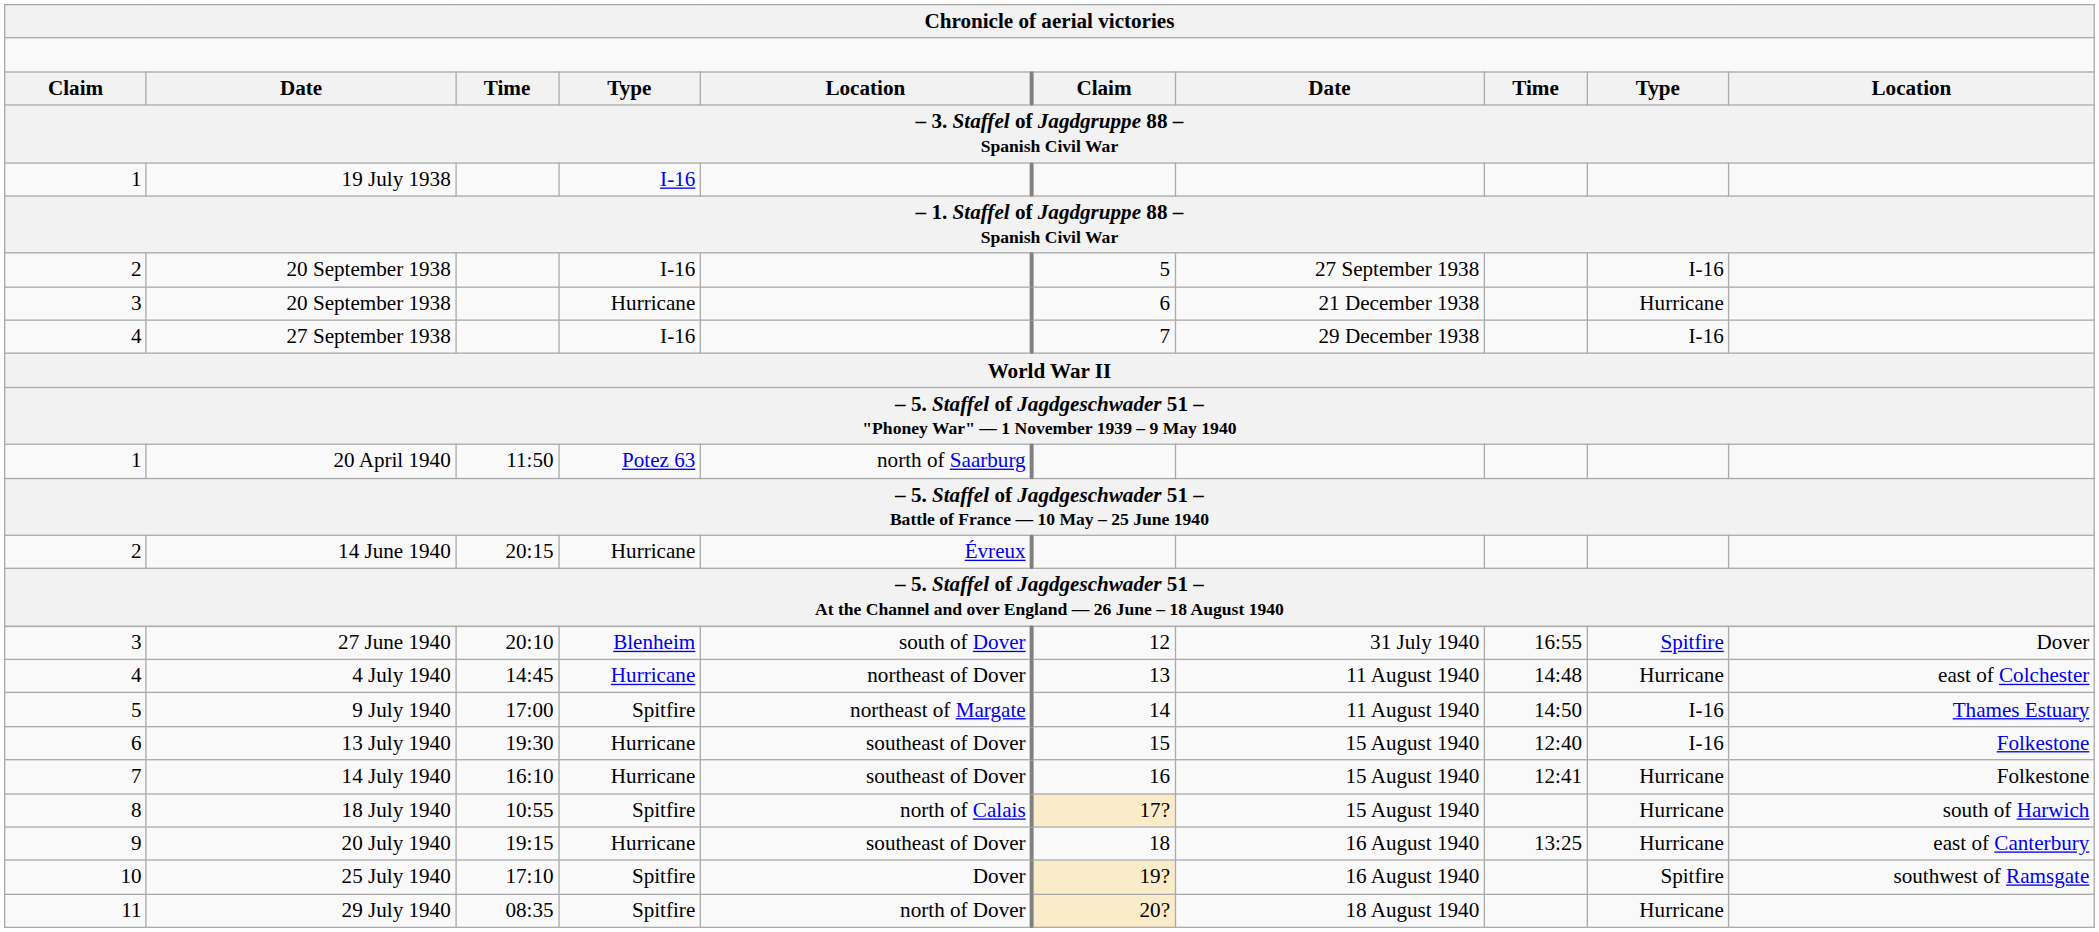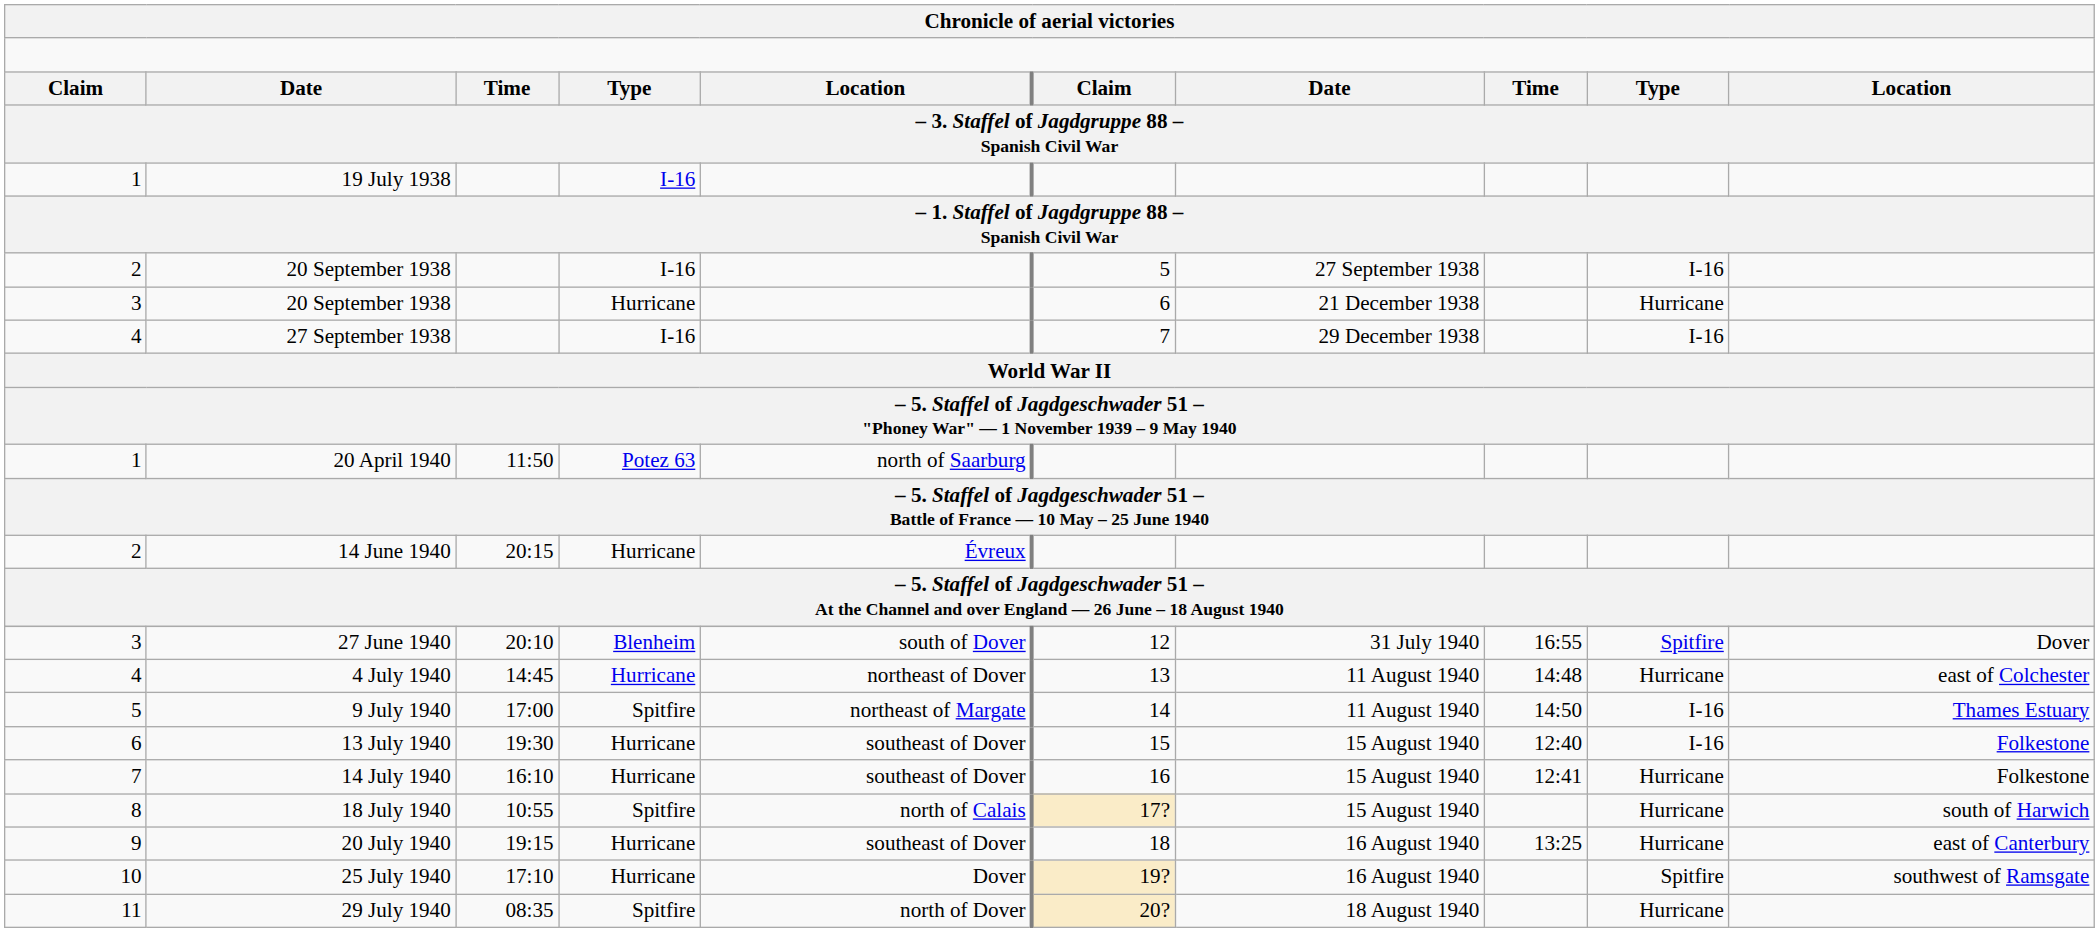(664, 876) Spitfire -> (653, 876) Hurricane
